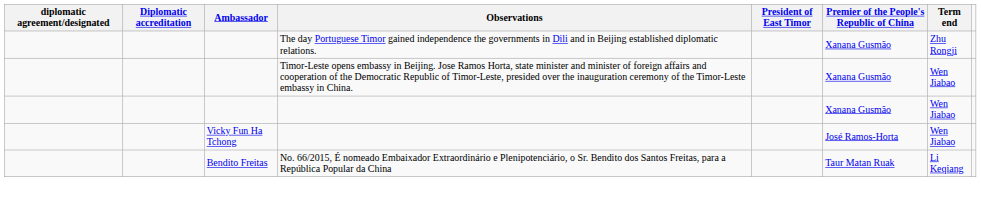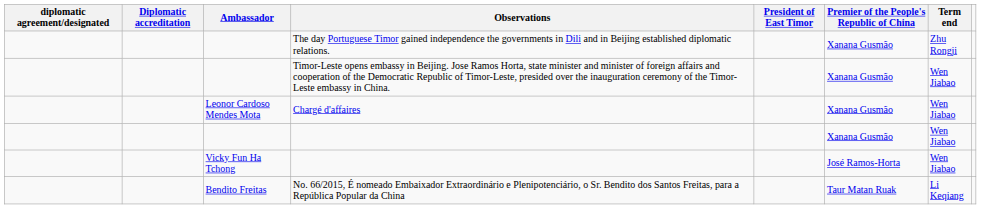+ row: (238, 109)
